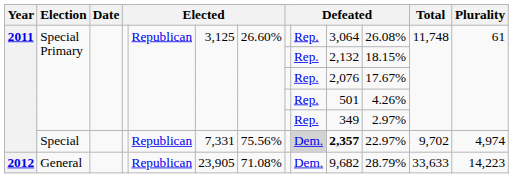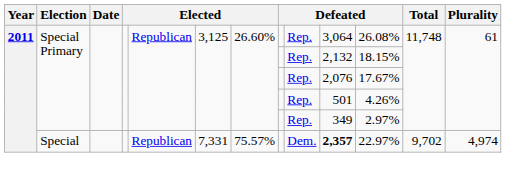(261, 141) 75.56% -> (255, 141) 75.57%
(309, 141) lightgrey background -> (302, 141) no background
- row: (21, 162)
